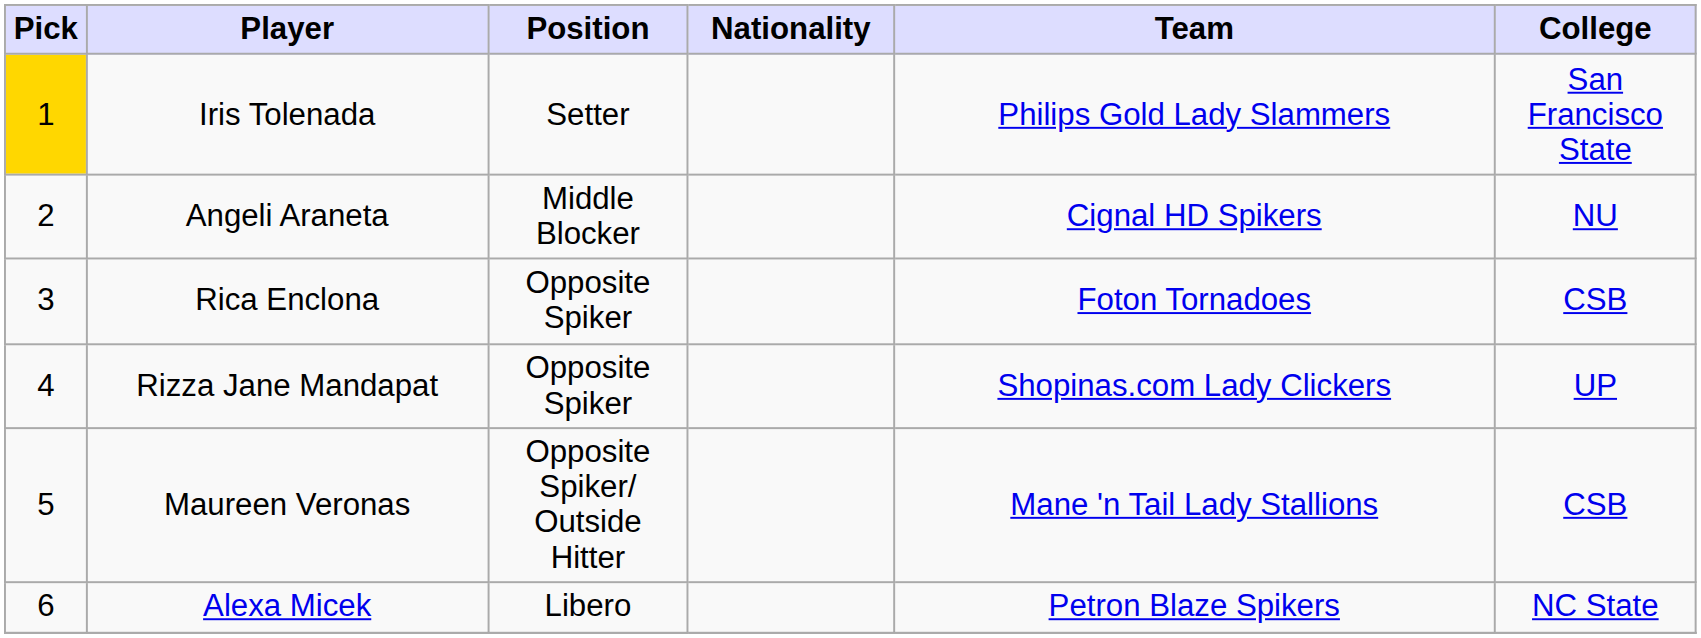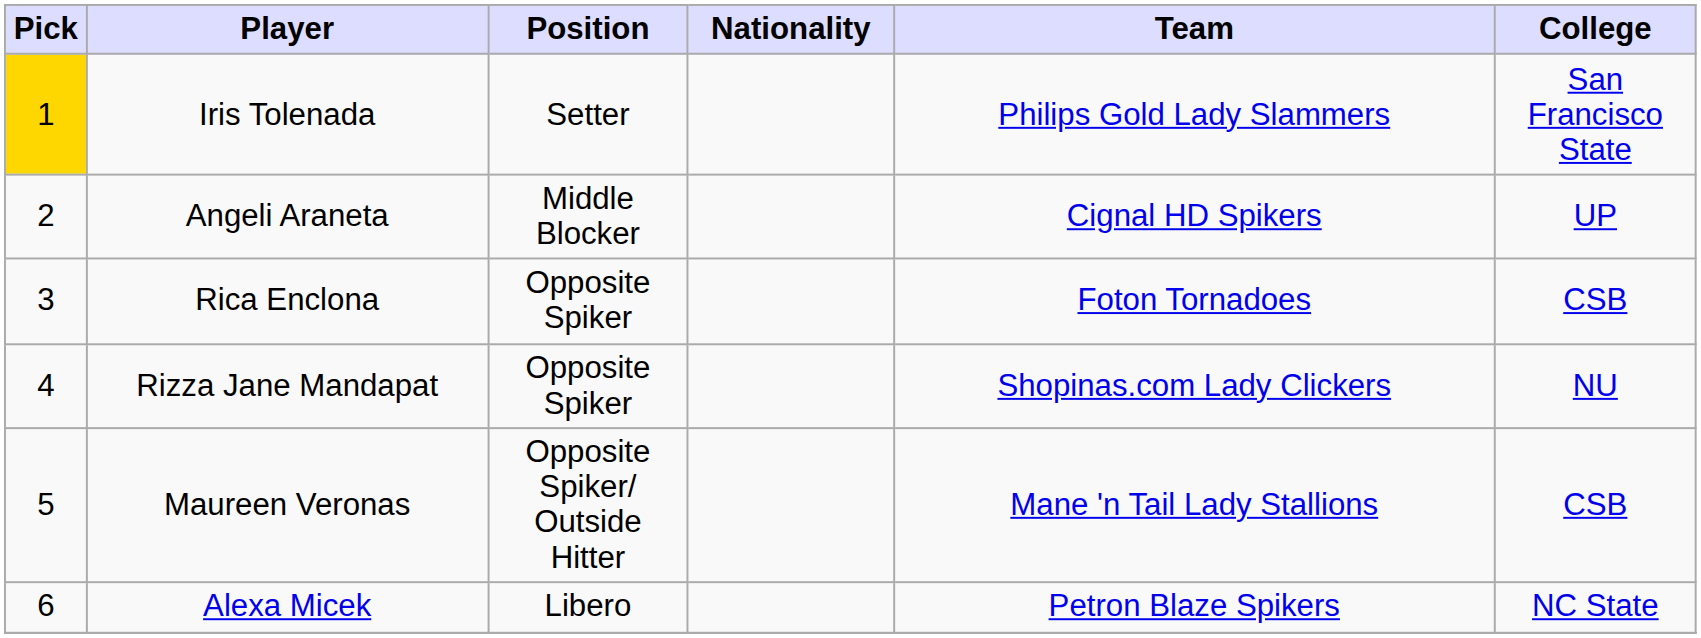(1595, 215) NU -> (1595, 215) UP
(1595, 385) UP -> (1595, 385) NU
